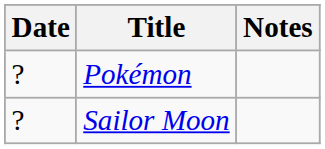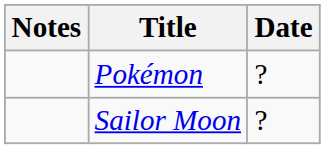columns swapped: (41, 27) <-> (278, 27)
